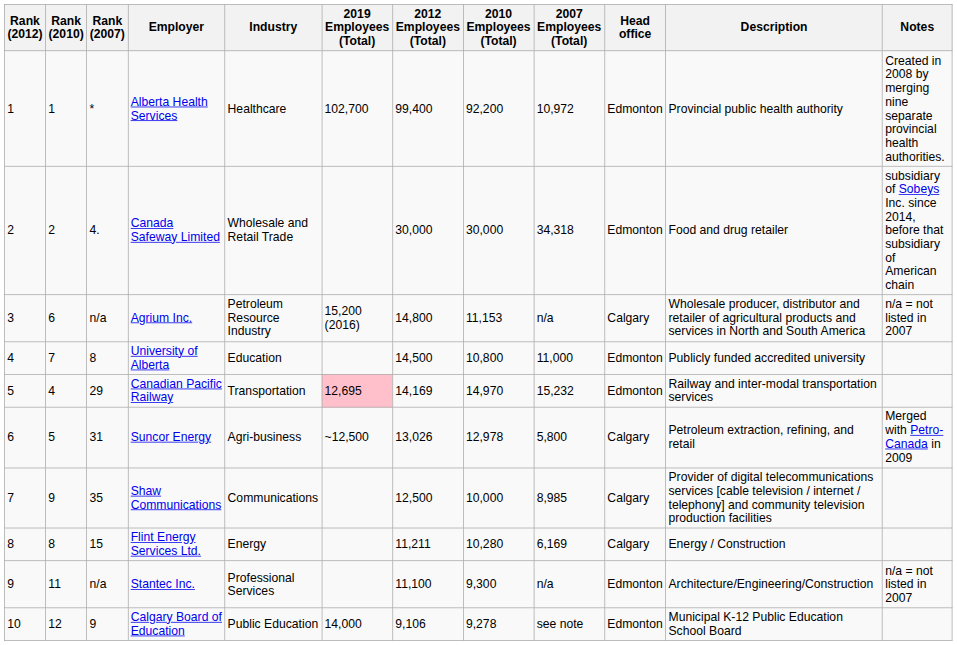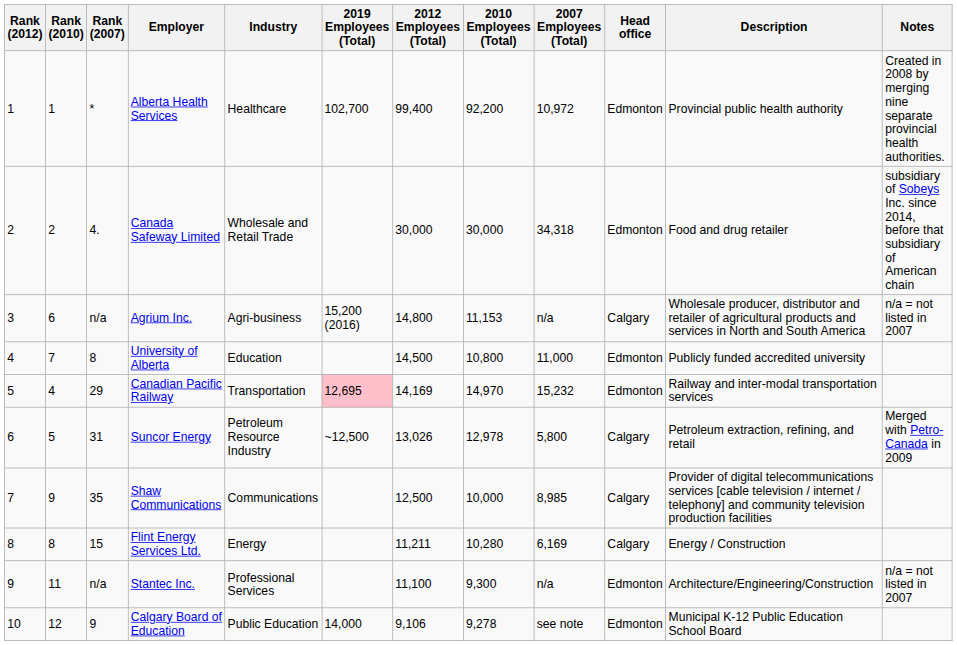(255, 318) Petroleum Resource Industry -> (264, 318) Agri-business
(264, 437) Agri-business -> (255, 437) Petroleum Resource Industry
